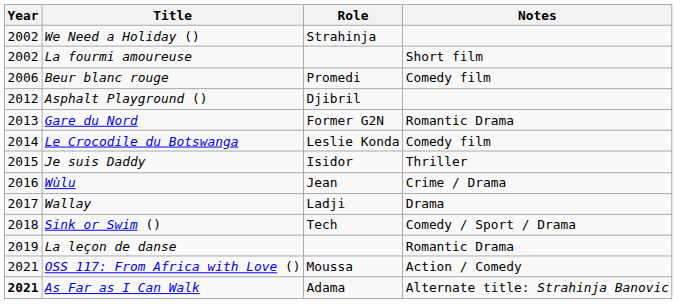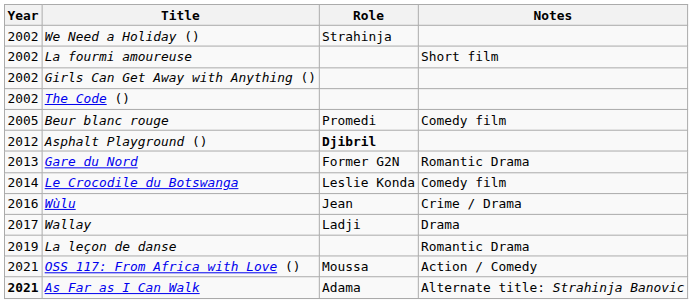+ row: (180, 78)
+ row: (87, 99)
(23, 78) 2006 -> (23, 120) 2005
(334, 99) normal -> (349, 141) bold
- row: (95, 162)
- row: (103, 225)
